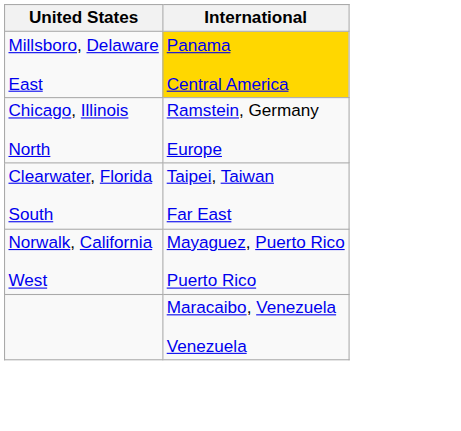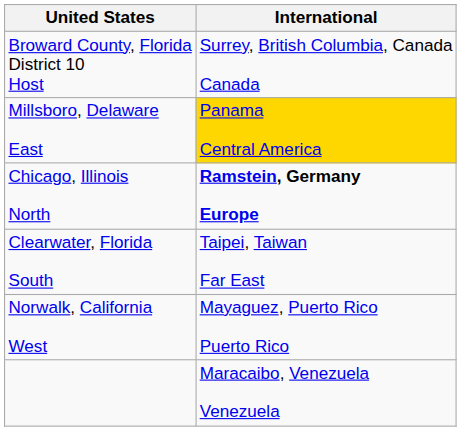+ row: (100, 64)
(243, 130) normal -> (280, 195) bold
